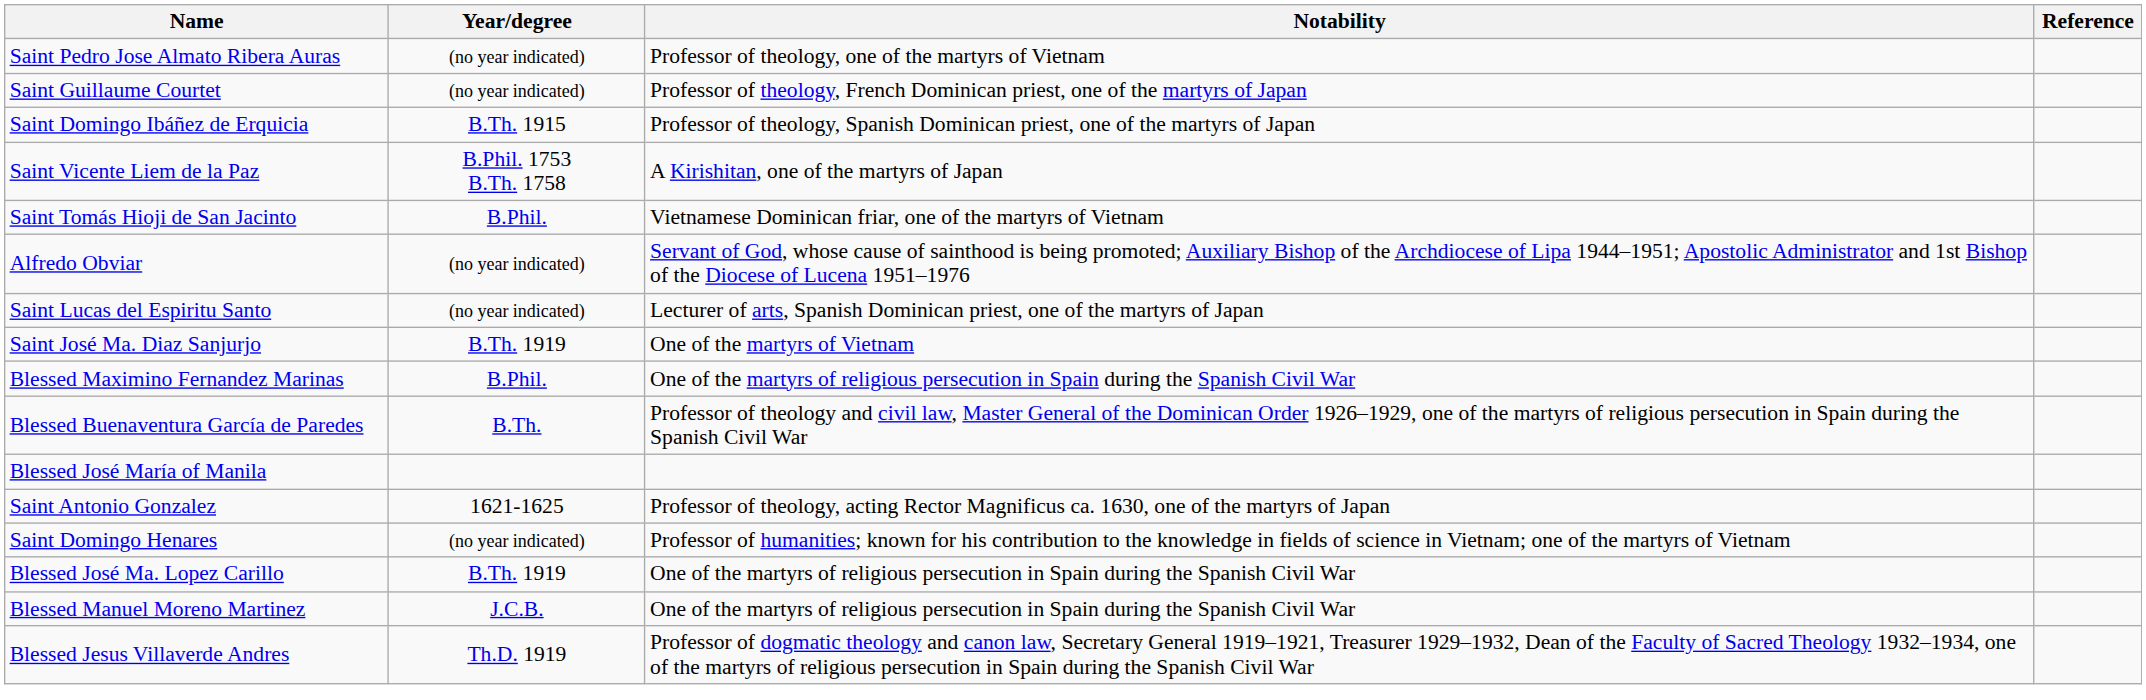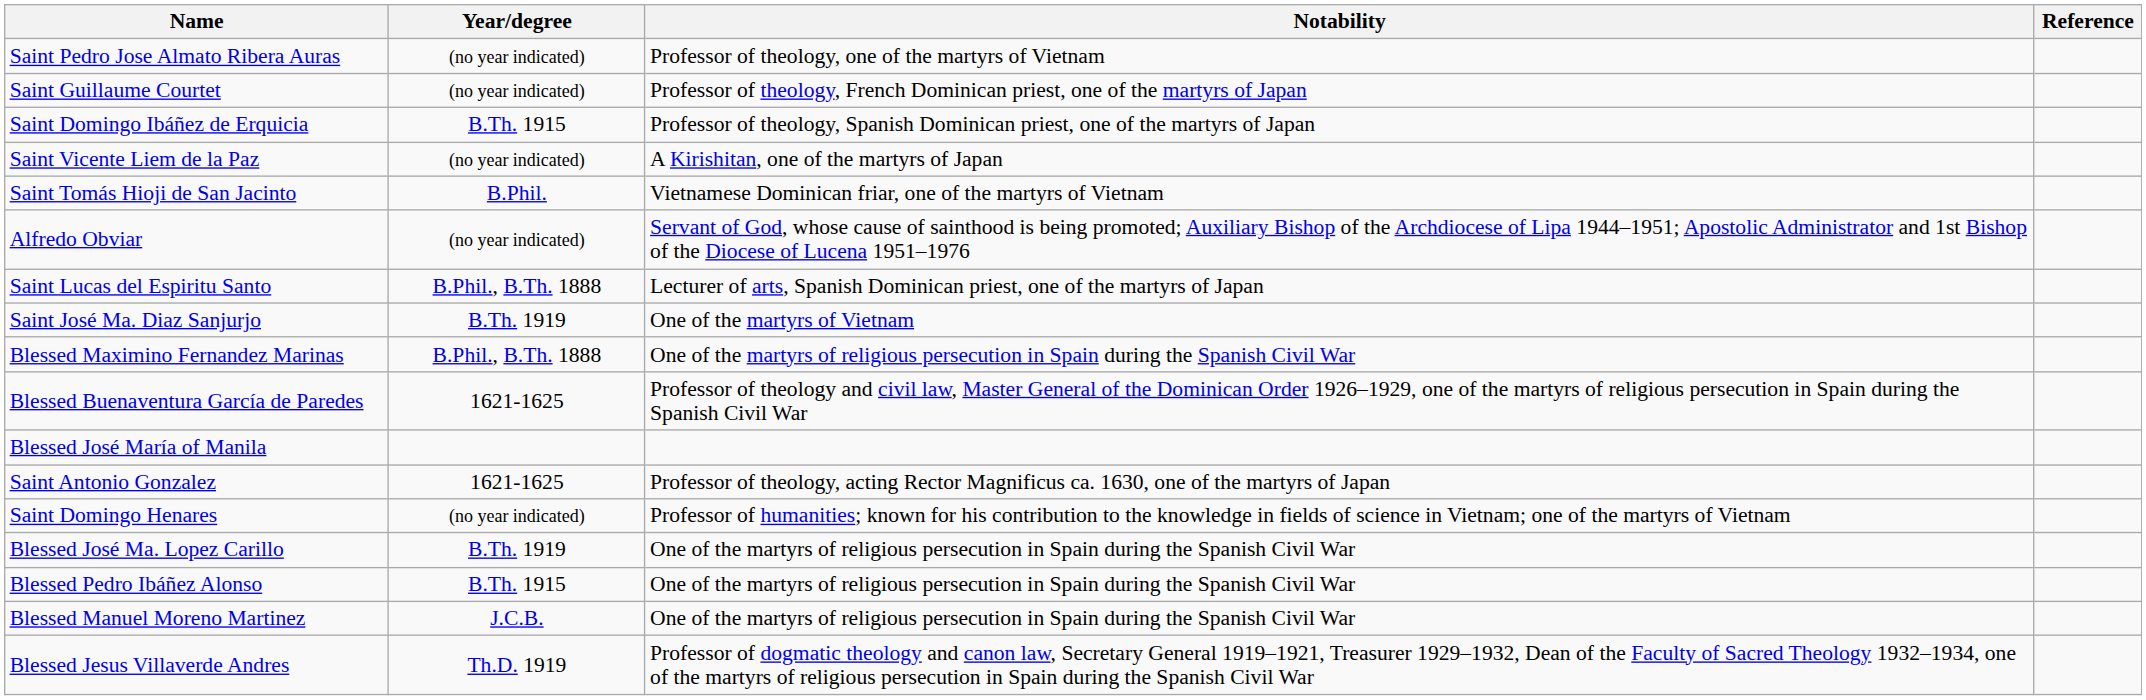(517, 170) B.Phil. 1753 B.Th. 1758 -> (517, 160) (no year indicated)
(517, 311) (no year indicated) -> (517, 285) B.Phil., B.Th. 1888
(517, 378) B.Phil. -> (517, 354) B.Phil., B.Th. 1888
(517, 424) B.Th. -> (517, 400) 1621-1625
+ row: (136, 584)
